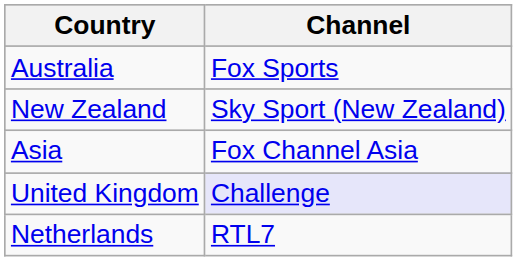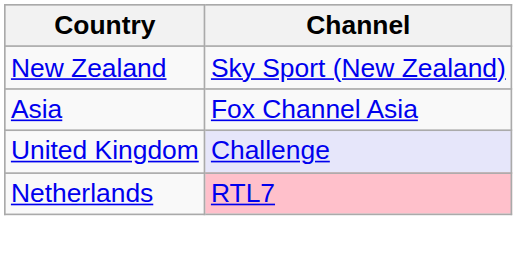- row: (62, 67)
(243, 234) no background -> (243, 192) pink background
